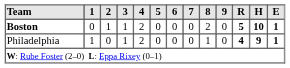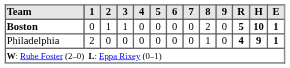(142, 26) 2 -> (142, 26) 0
(92, 41) 1 -> (92, 41) 2
(125, 41) 1 -> (125, 41) 0
(142, 41) 2 -> (142, 41) 0
